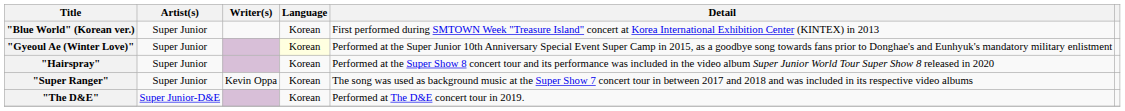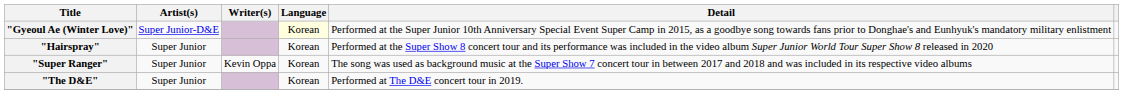- row: (71, 30)
(180, 47) Super Junior -> (179, 30) Super Junior-D&E
(180, 98) Super Junior-D&E -> (179, 81) Super Junior
